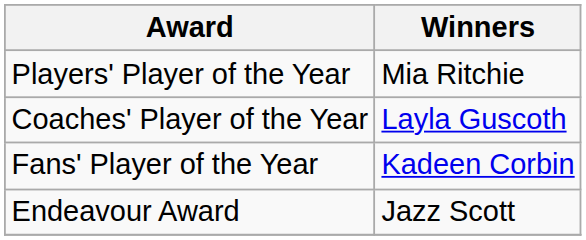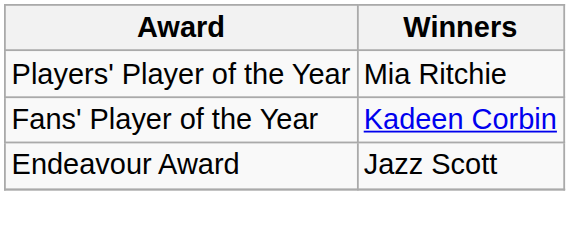- row: (190, 119)
